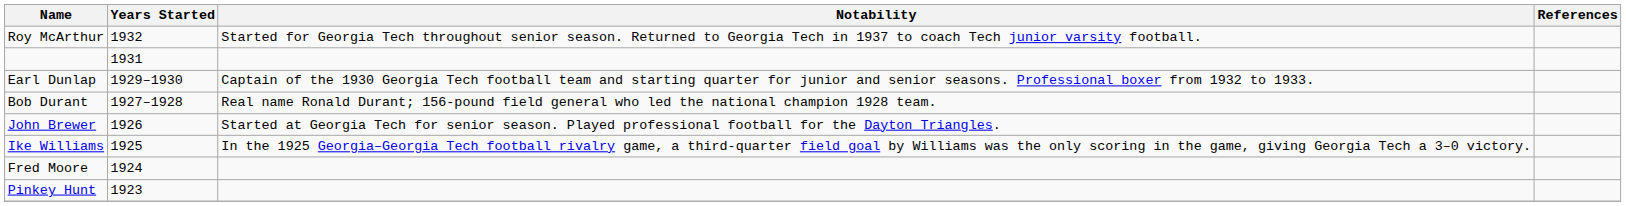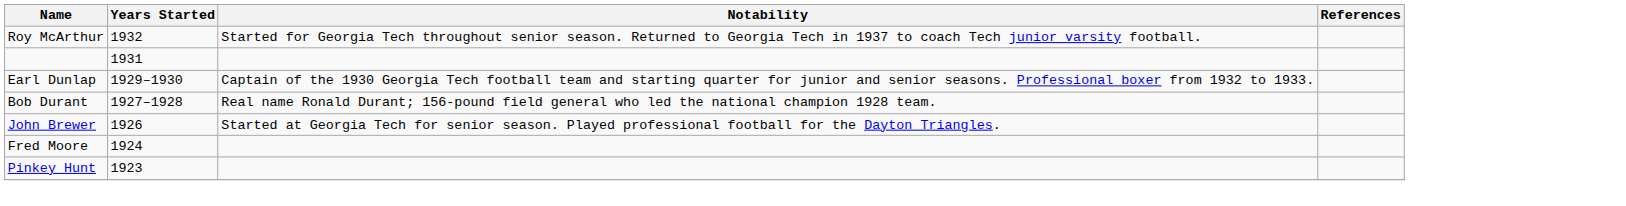- row: (56, 146)
